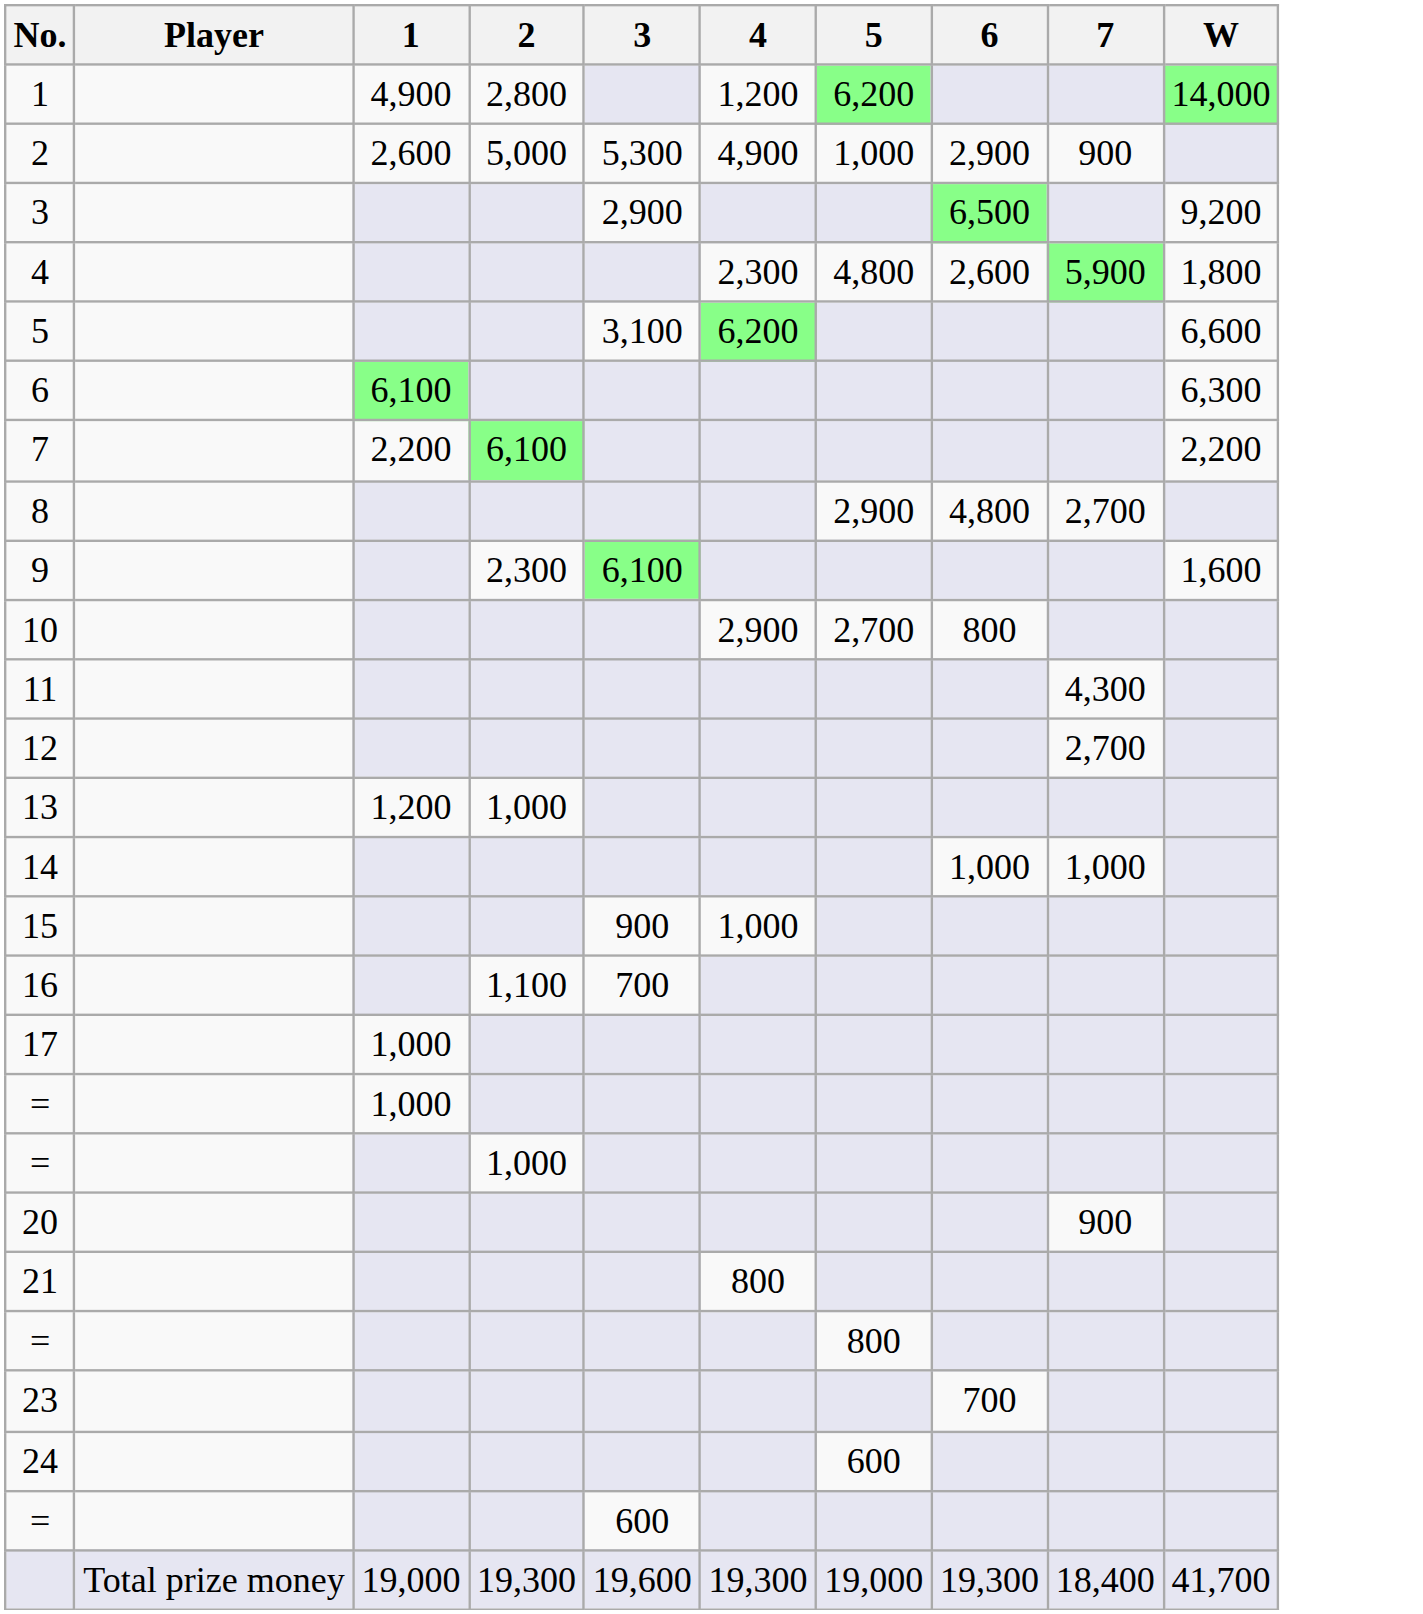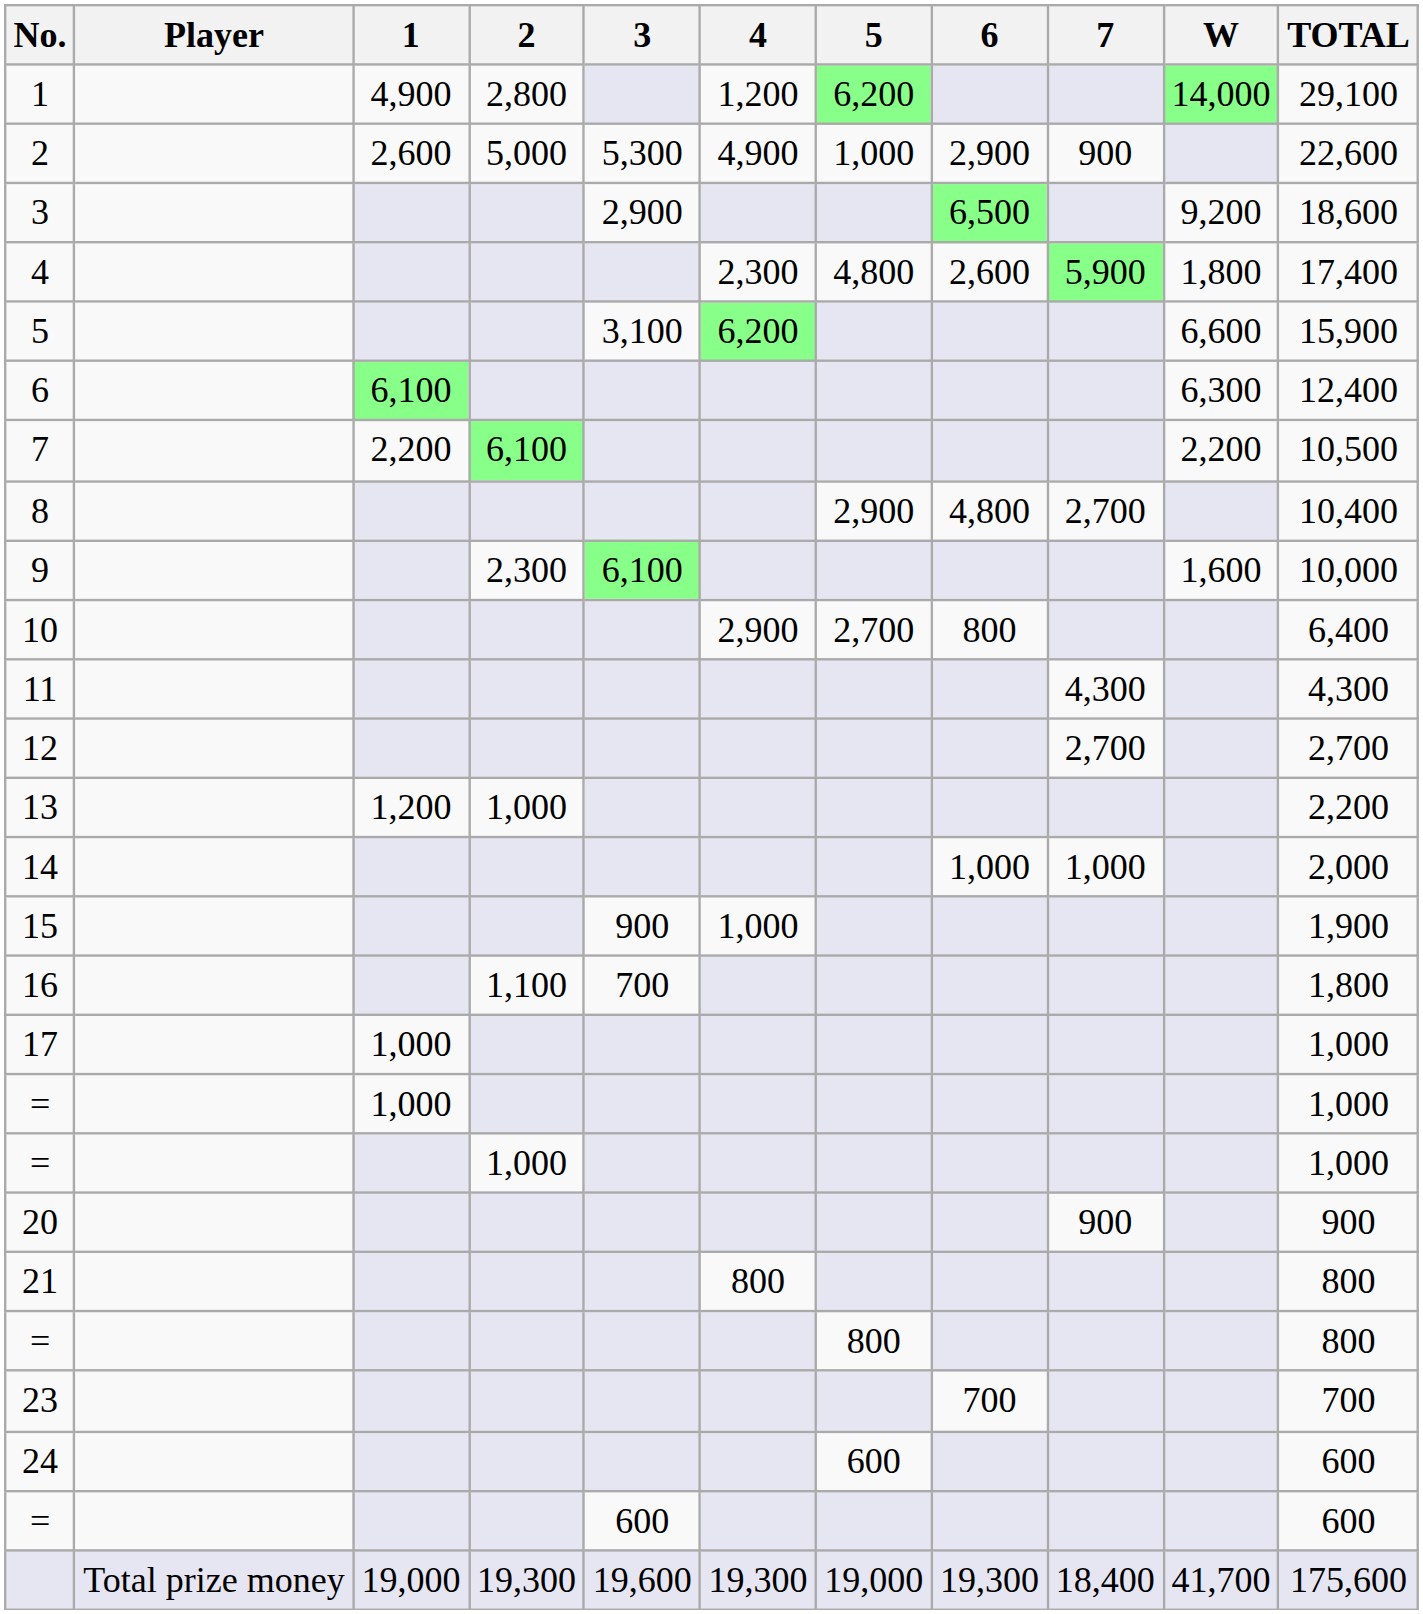+ column: (1349, 34)
